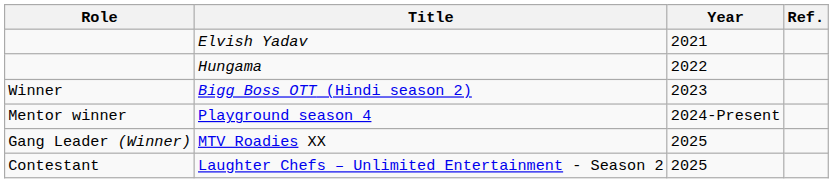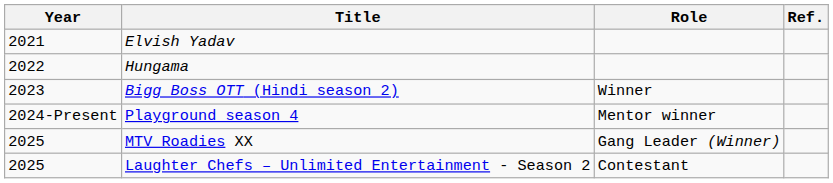columns swapped: (726, 17) <-> (99, 17)
